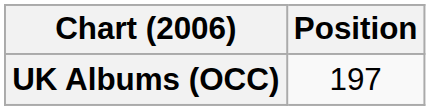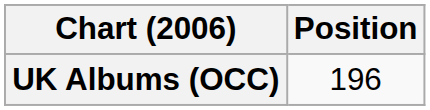(356, 79) 197 -> (356, 79) 196
